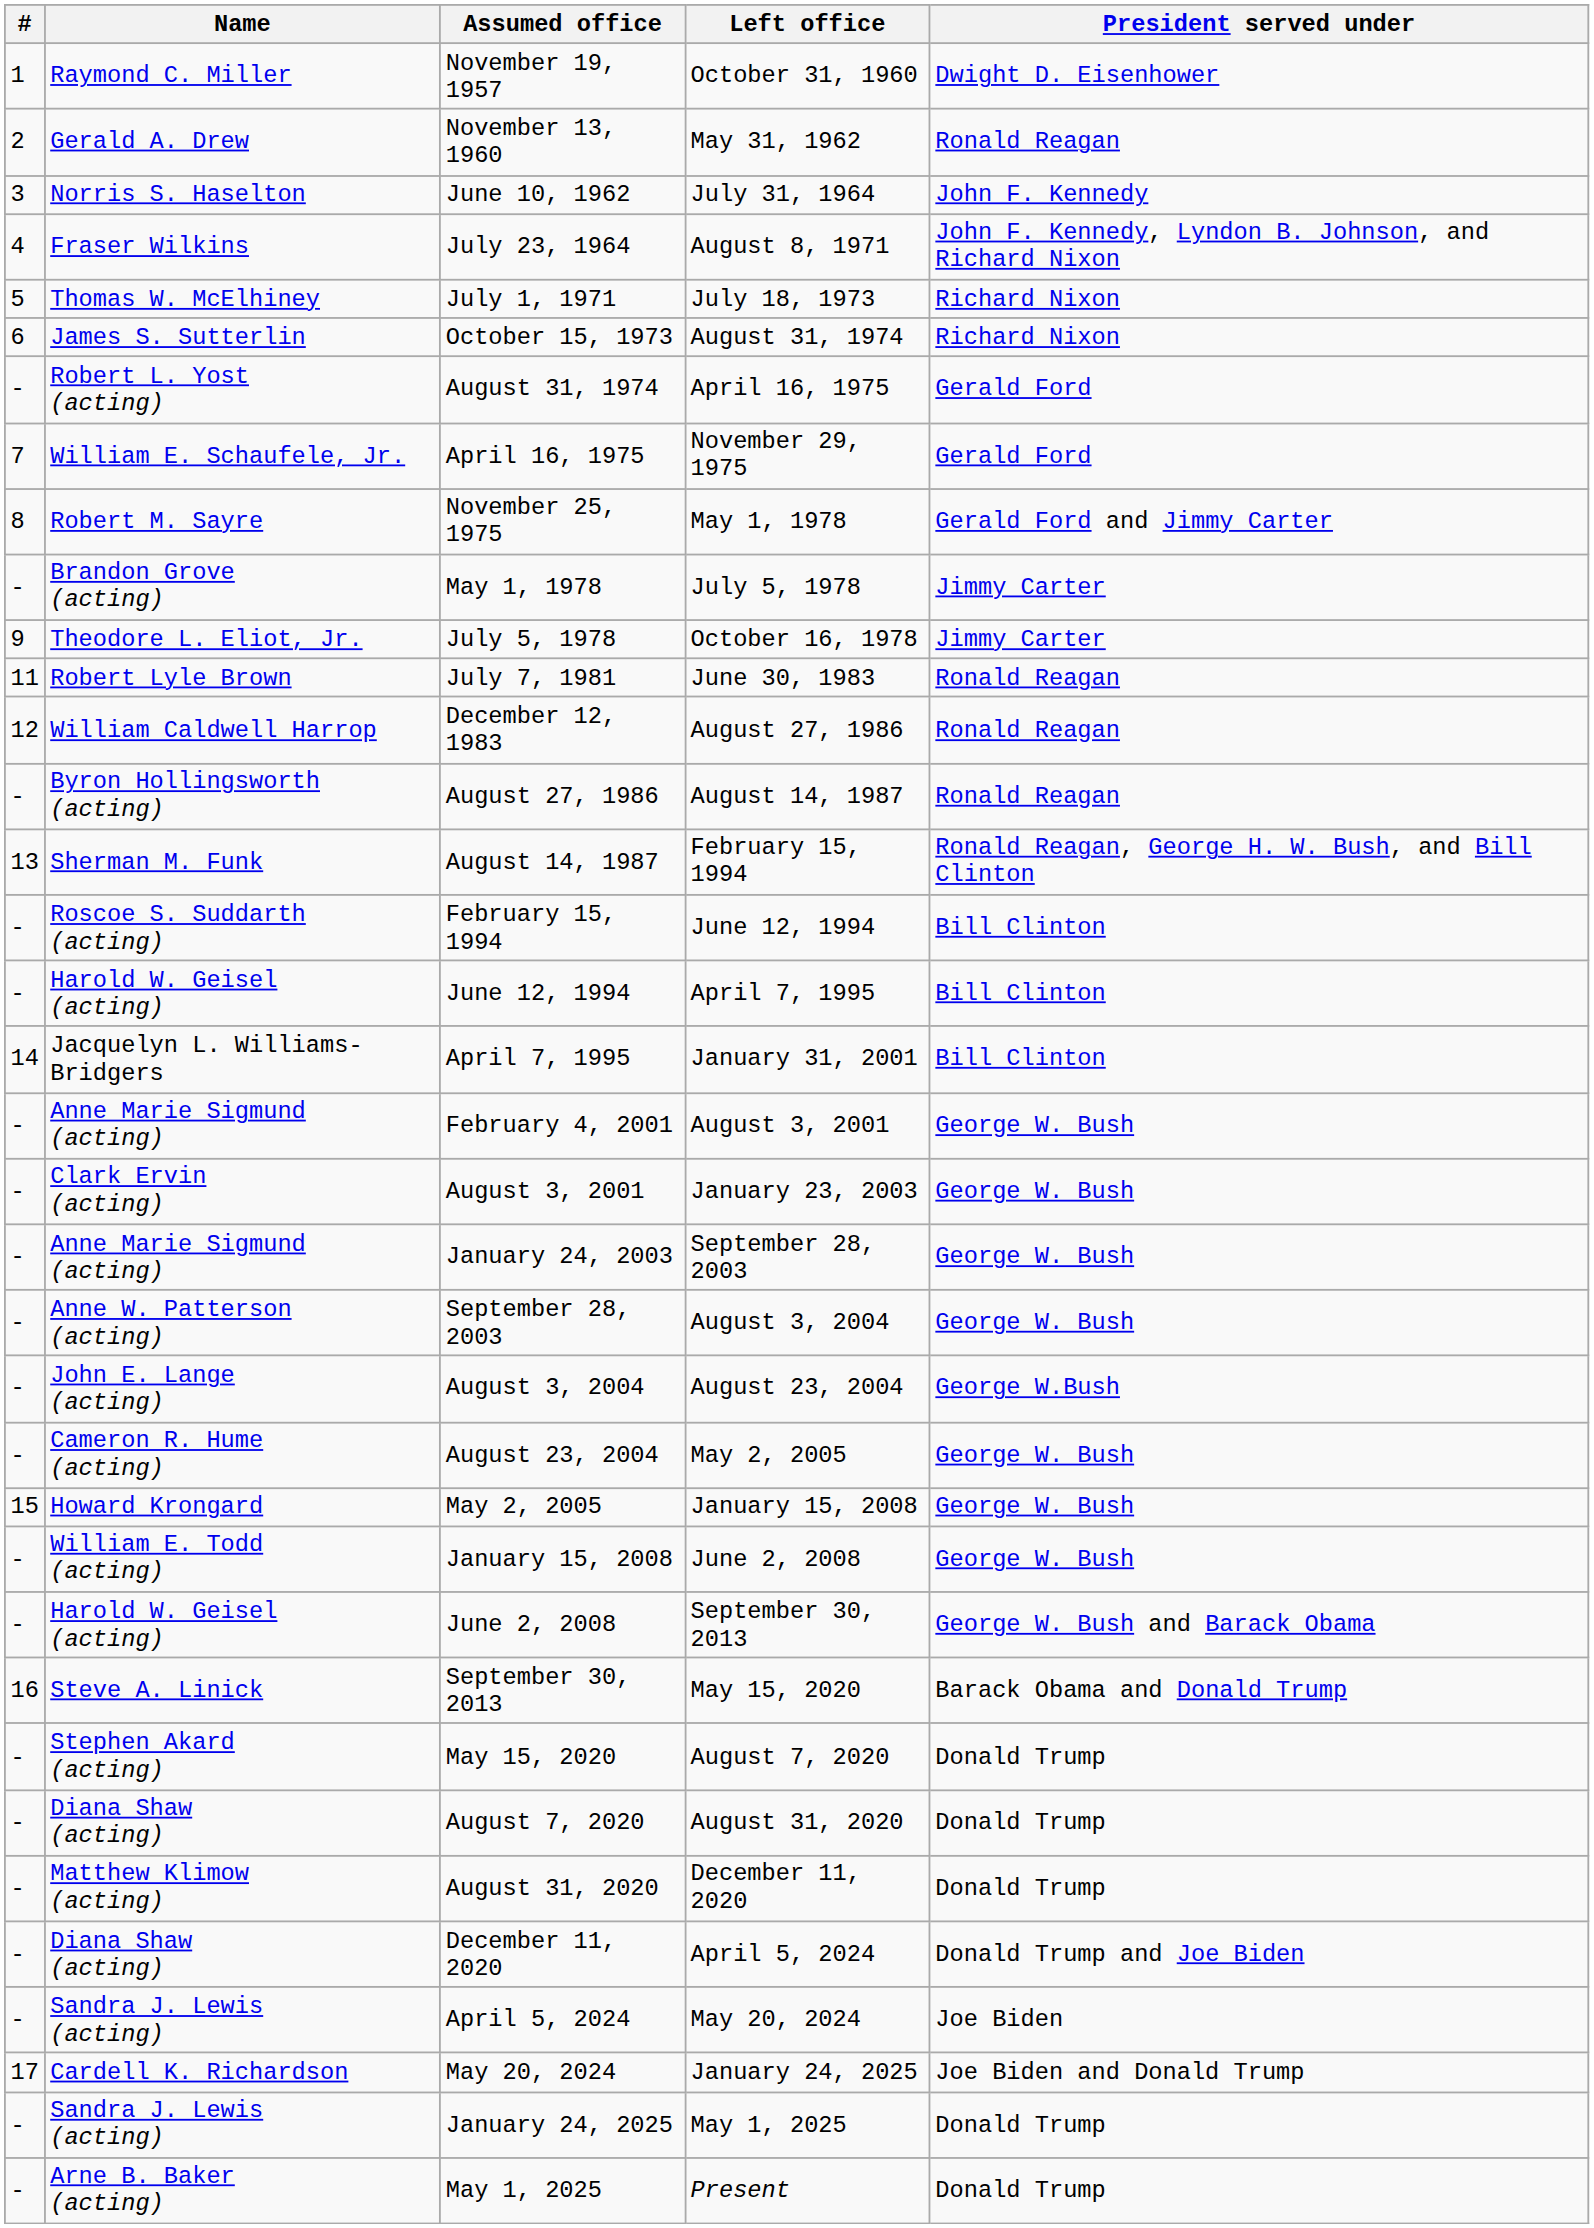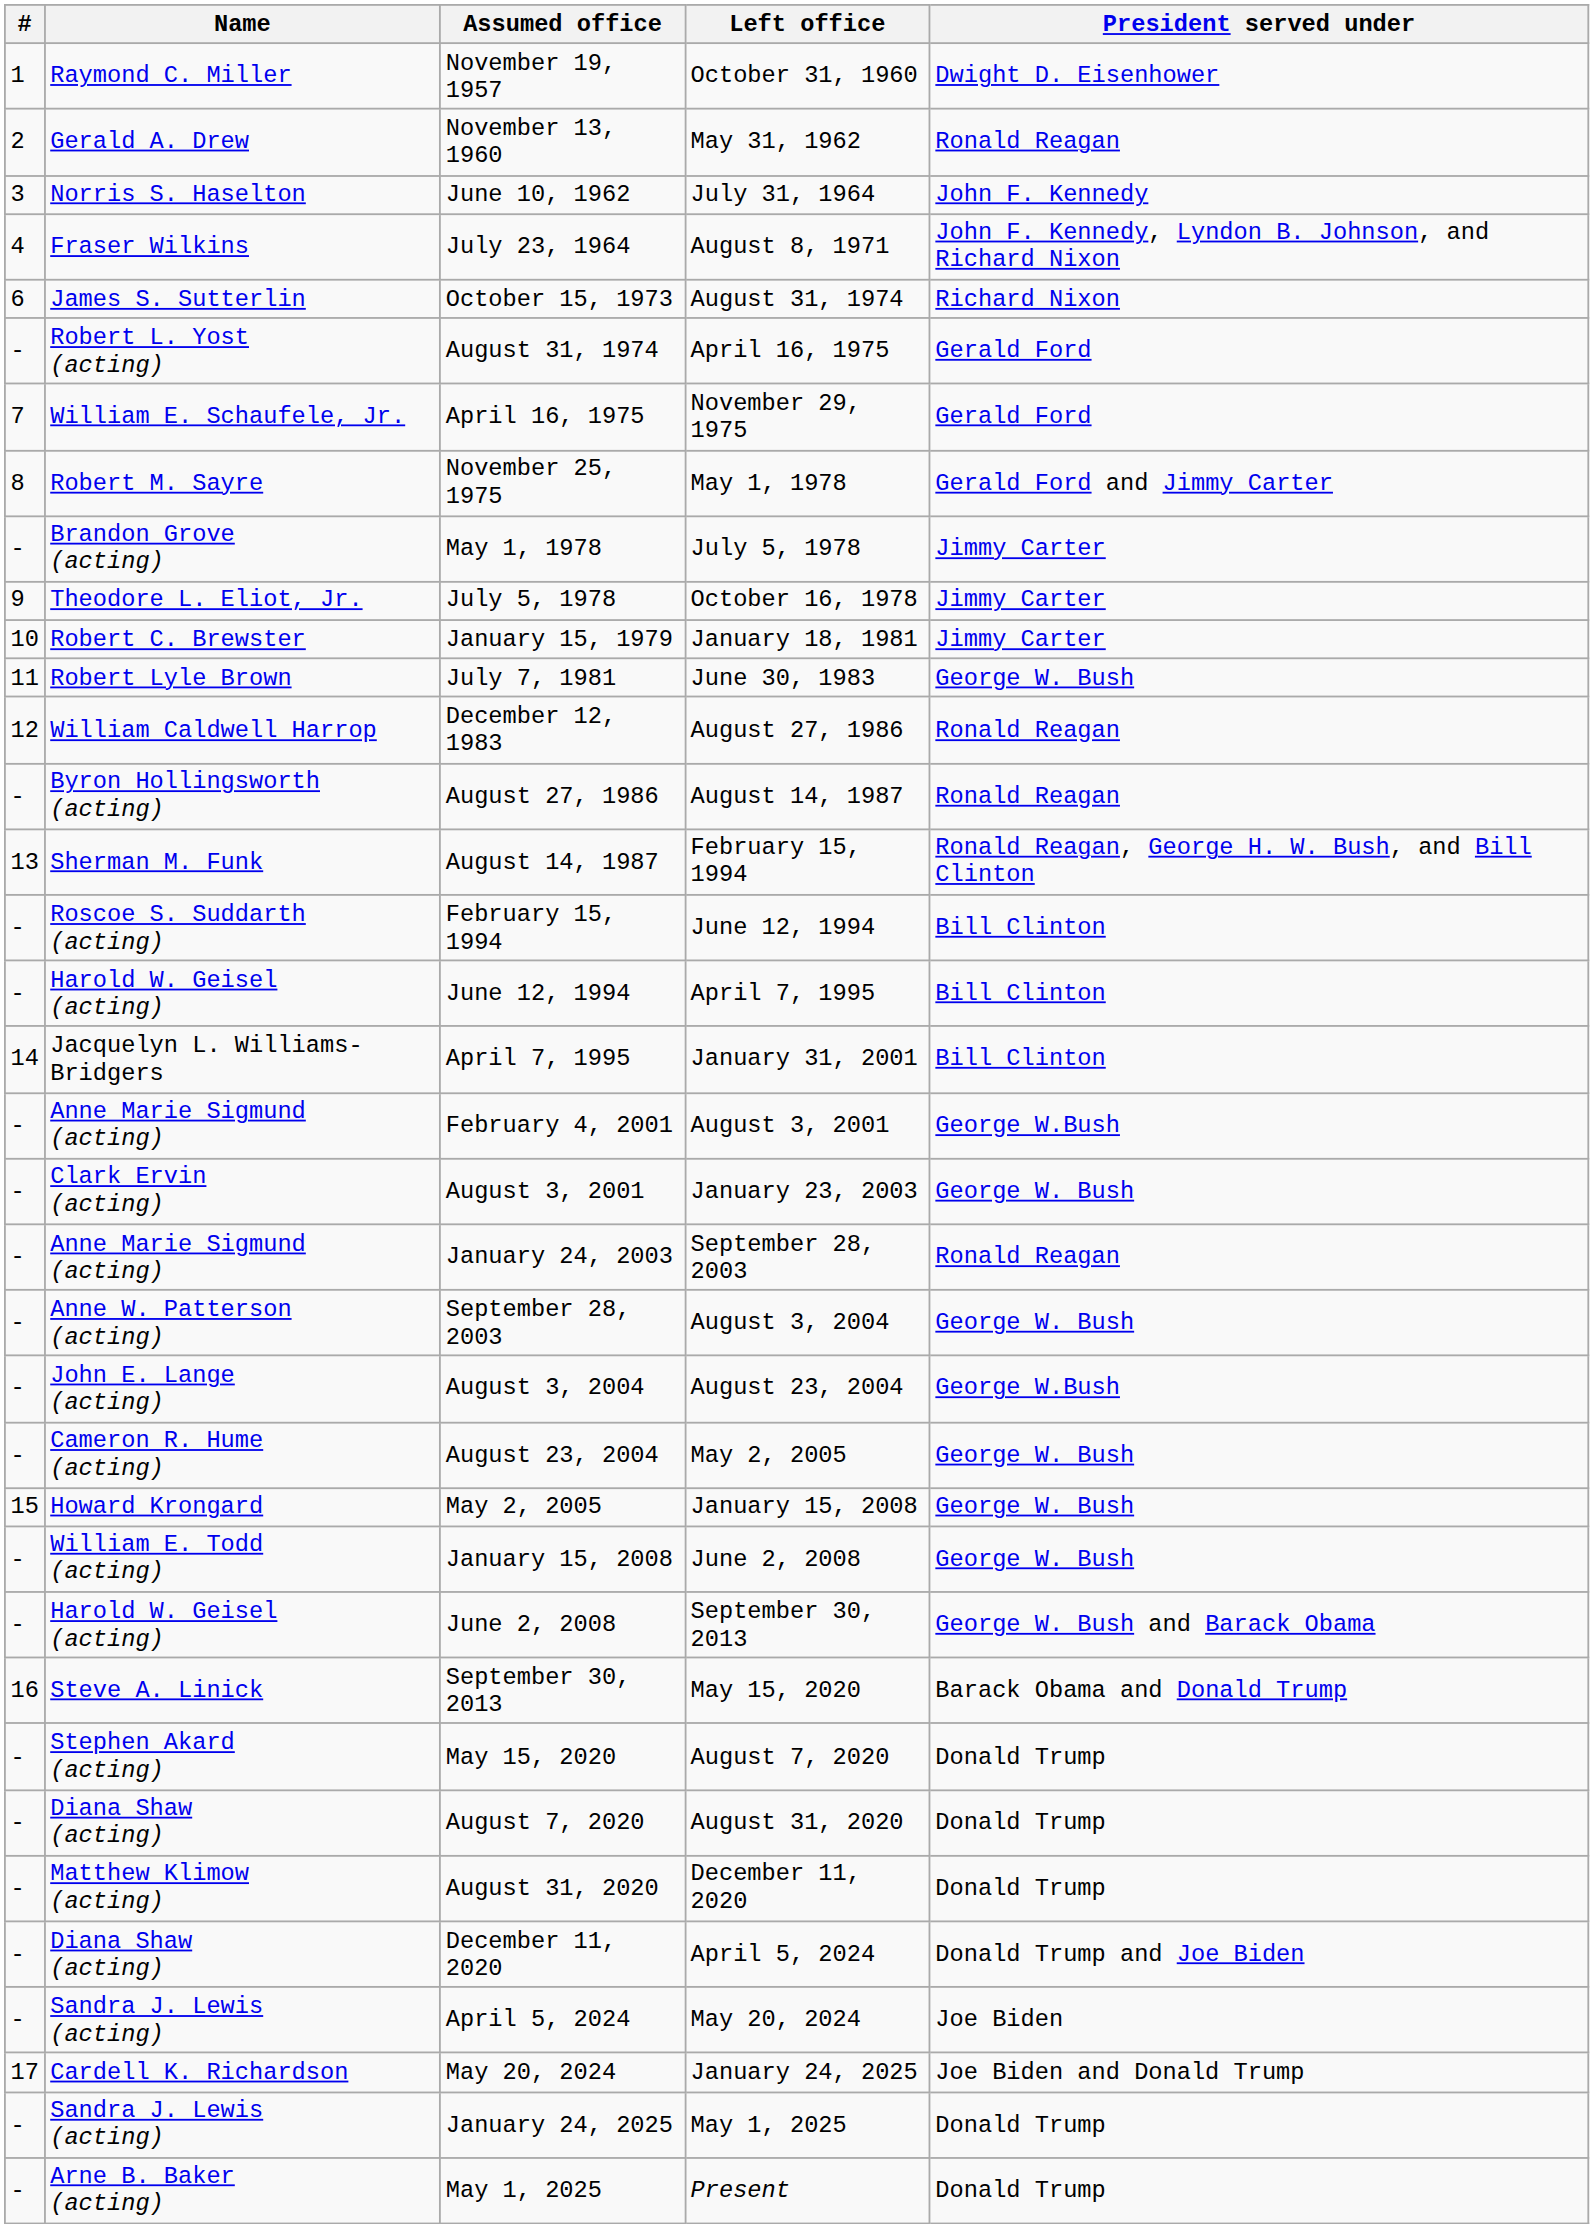- row: (531, 299)
+ row: (559, 639)
(1028, 678) Ronald Reagan -> (1035, 678) George W. Bush
(1035, 1125) George W. Bush -> (1028, 1125) George W.Bush
(1035, 1257) George W. Bush -> (1028, 1257) Ronald Reagan
